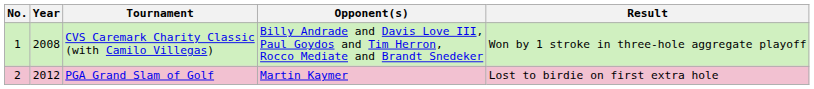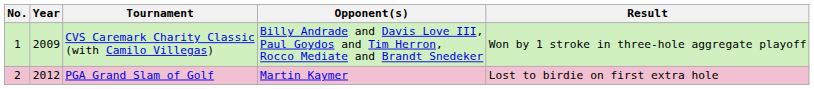(46, 45) 2008 -> (46, 45) 2009
